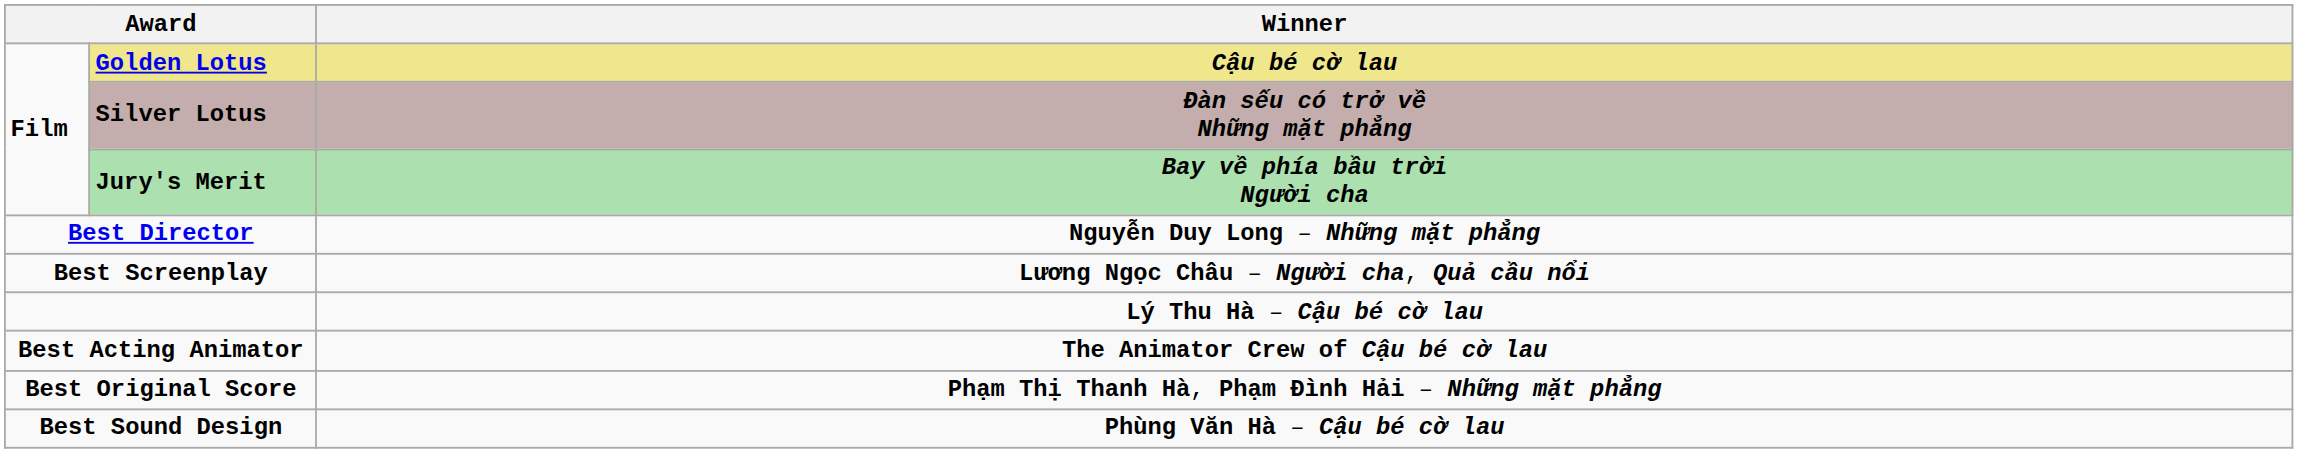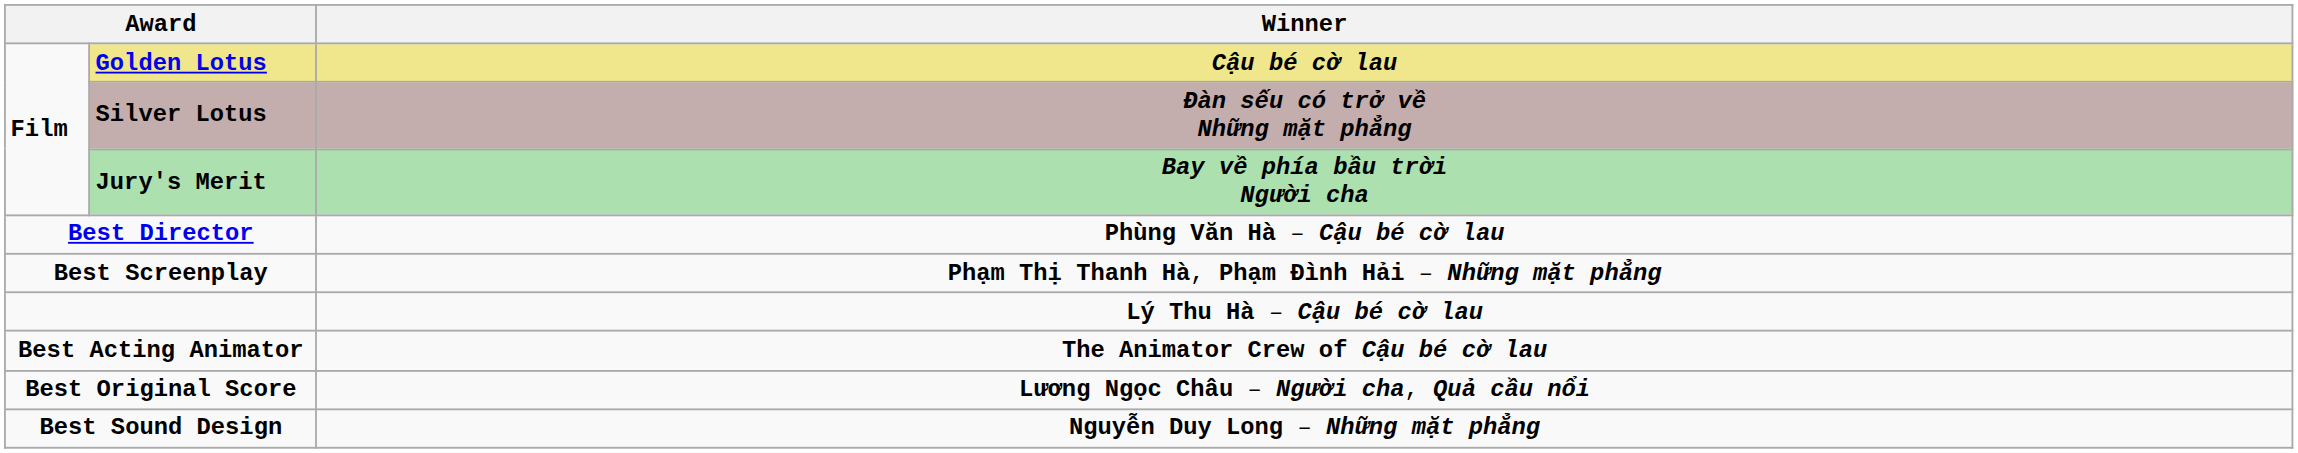(1305, 234) Nguyễn Duy Long – Những mặt phẳng -> (1305, 234) Phùng Văn Hà – Cậu bé cờ lau
(1305, 273) Lương Ngọc Châu – Người cha, Quả cầu nổi -> (1305, 273) Phạm Thị Thanh Hà, Phạm Đình Hải – Những mặt phẳng
(1305, 389) Phạm Thị Thanh Hà, Phạm Đình Hải – Những mặt phẳng -> (1305, 389) Lương Ngọc Châu – Người cha, Quả cầu nổi
(1305, 428) Phùng Văn Hà – Cậu bé cờ lau -> (1305, 428) Nguyễn Duy Long – Những mặt phẳng
